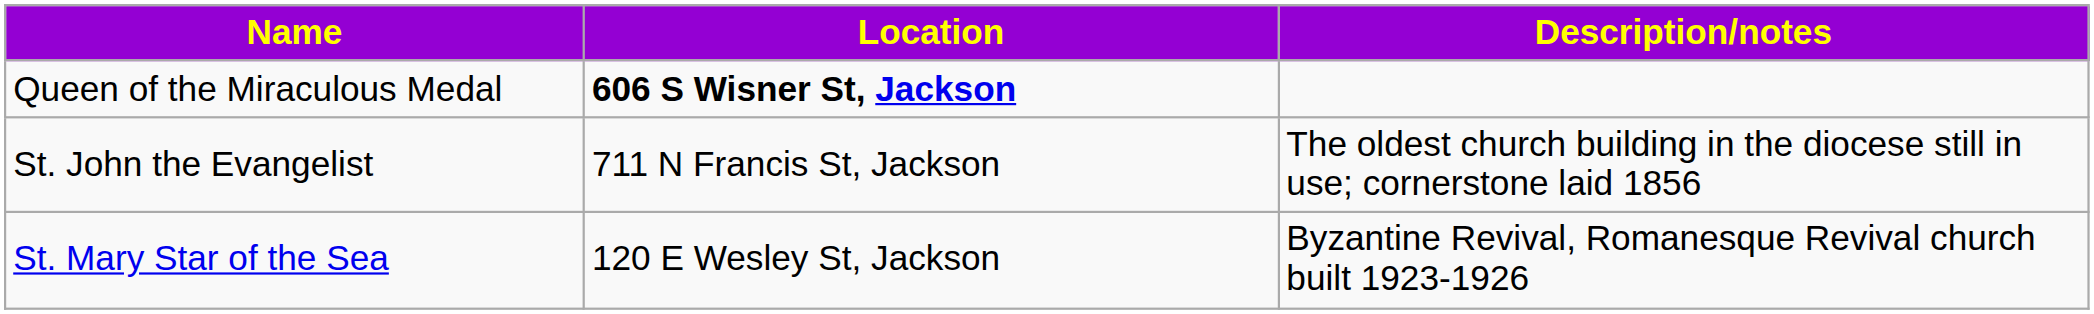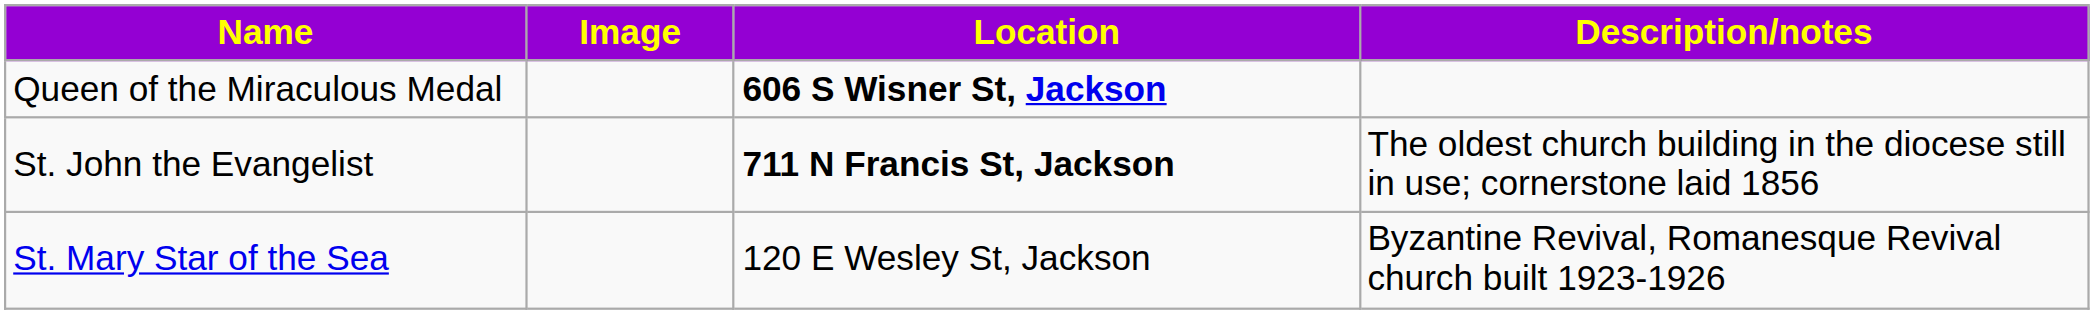+ column: (630, 32)
(796, 163) normal -> (959, 163) bold
